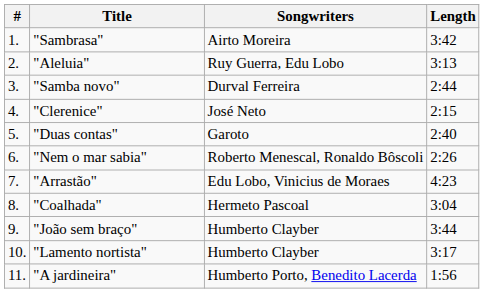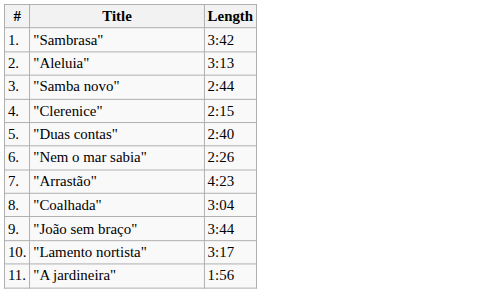- column: (315, 16)
